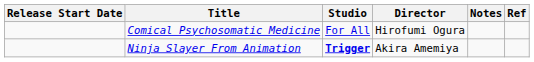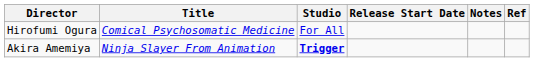columns swapped: (65, 13) <-> (420, 13)
